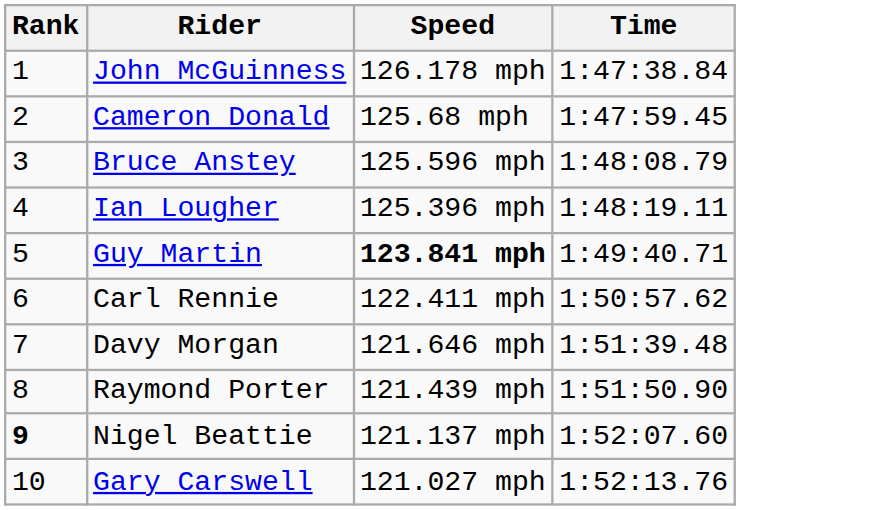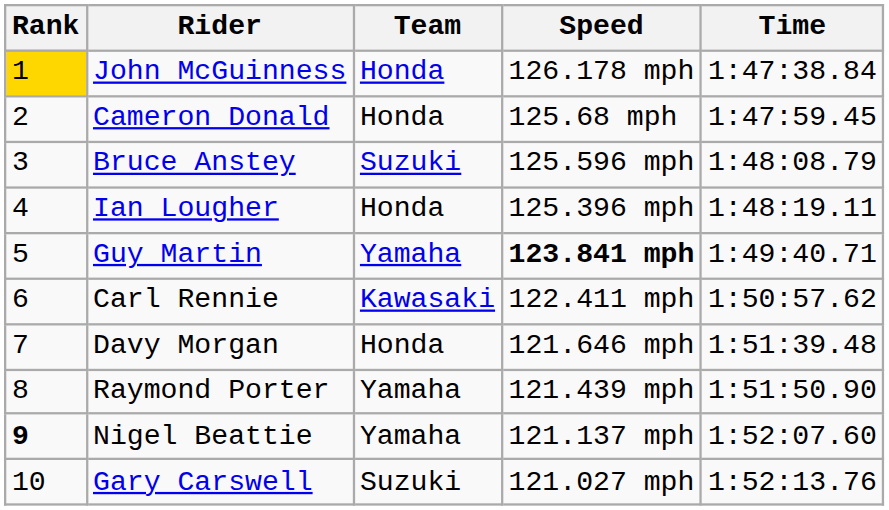+ column: (427, 28)
(20, 74) no background -> (20, 74) gold background
